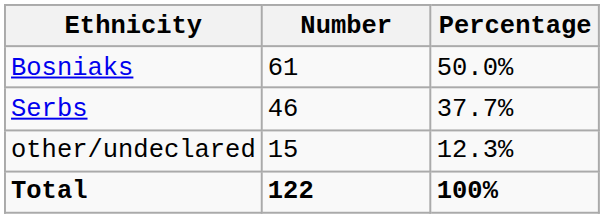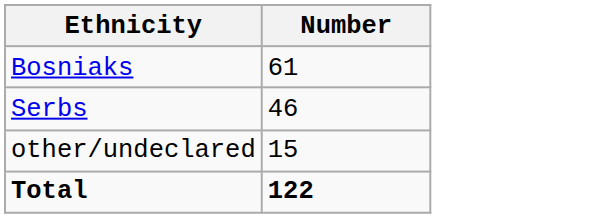- column: (515, 26)
